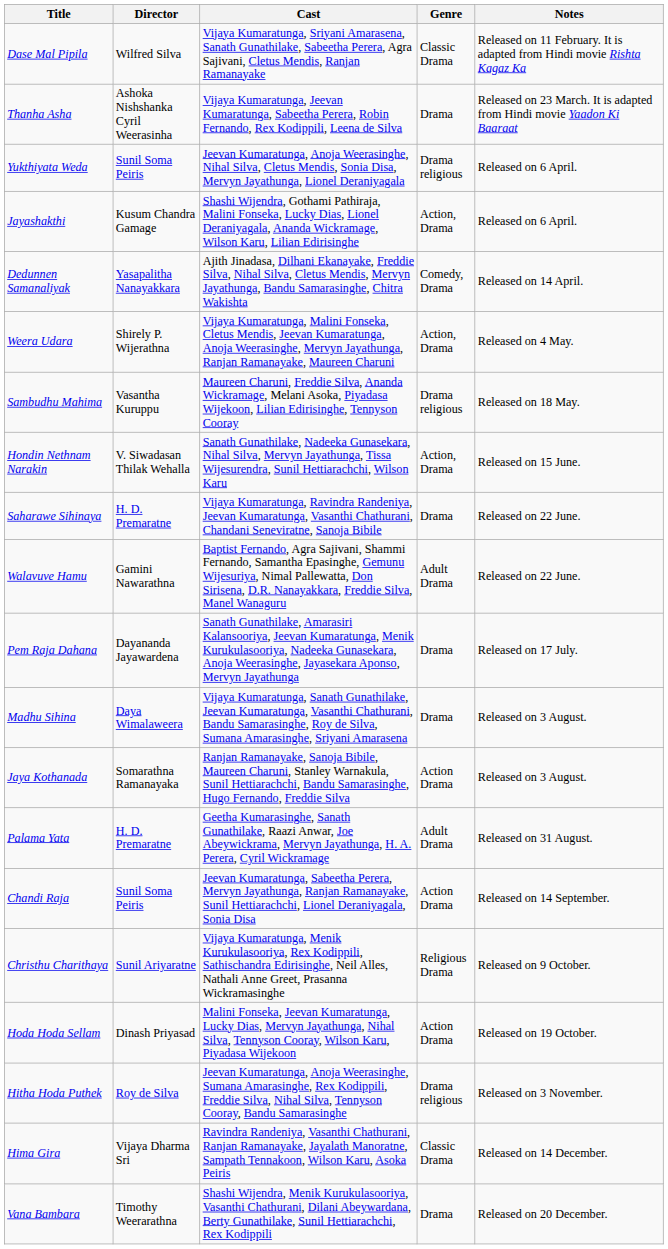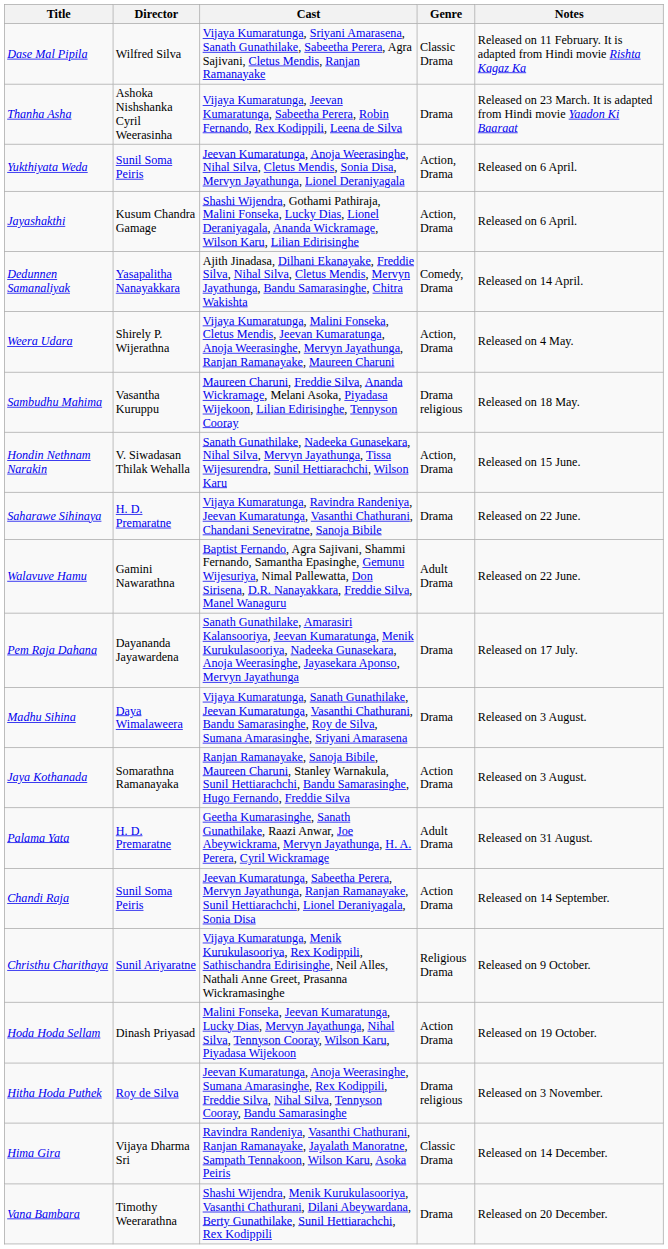(441, 167) Drama religious -> (438, 167) Action, Drama
